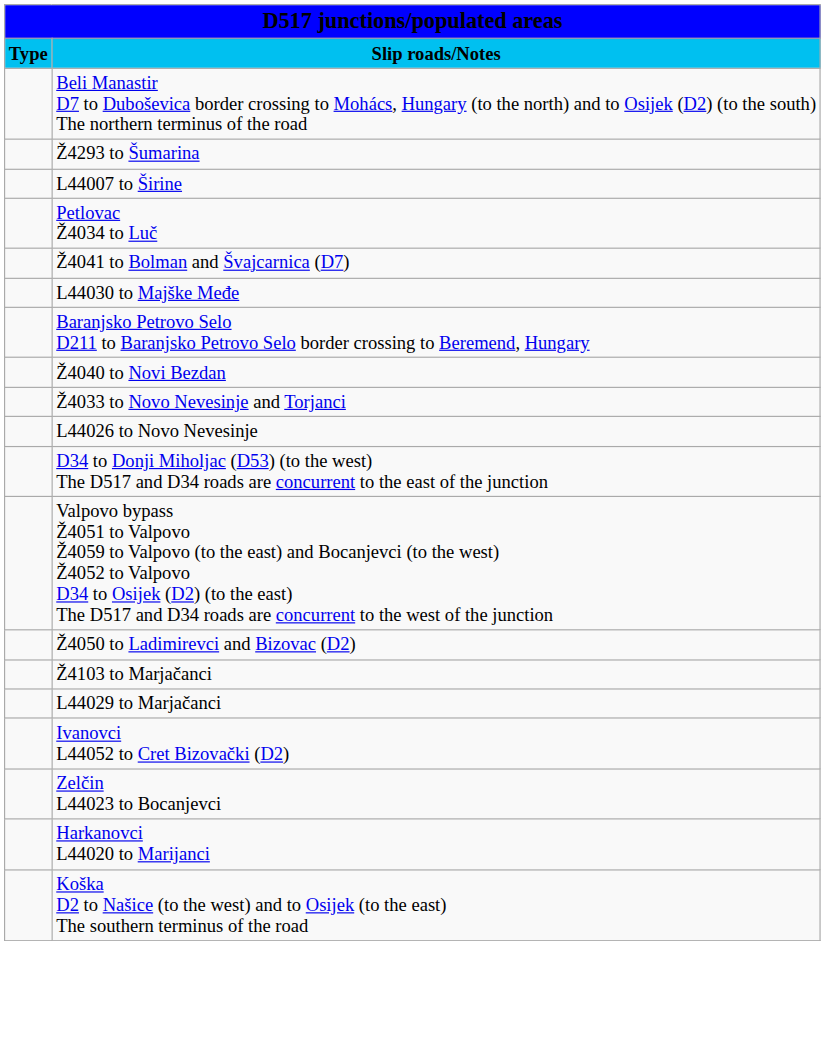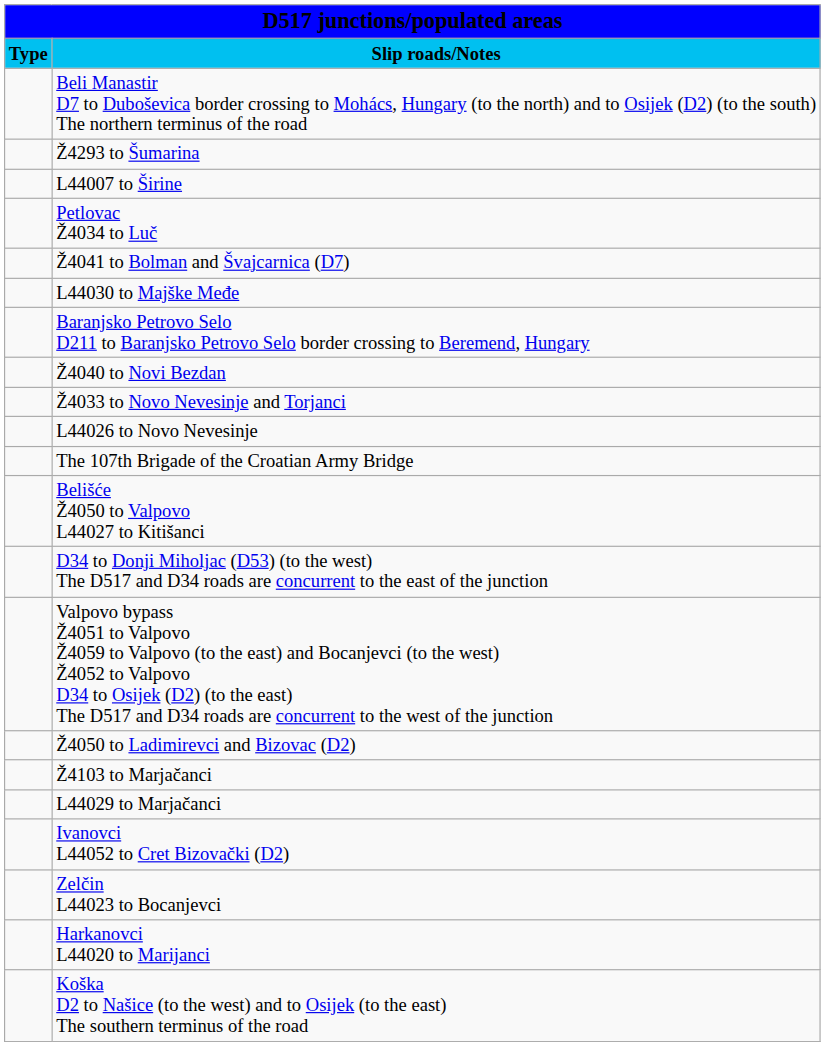+ row: (235, 460)
+ row: (130, 510)
